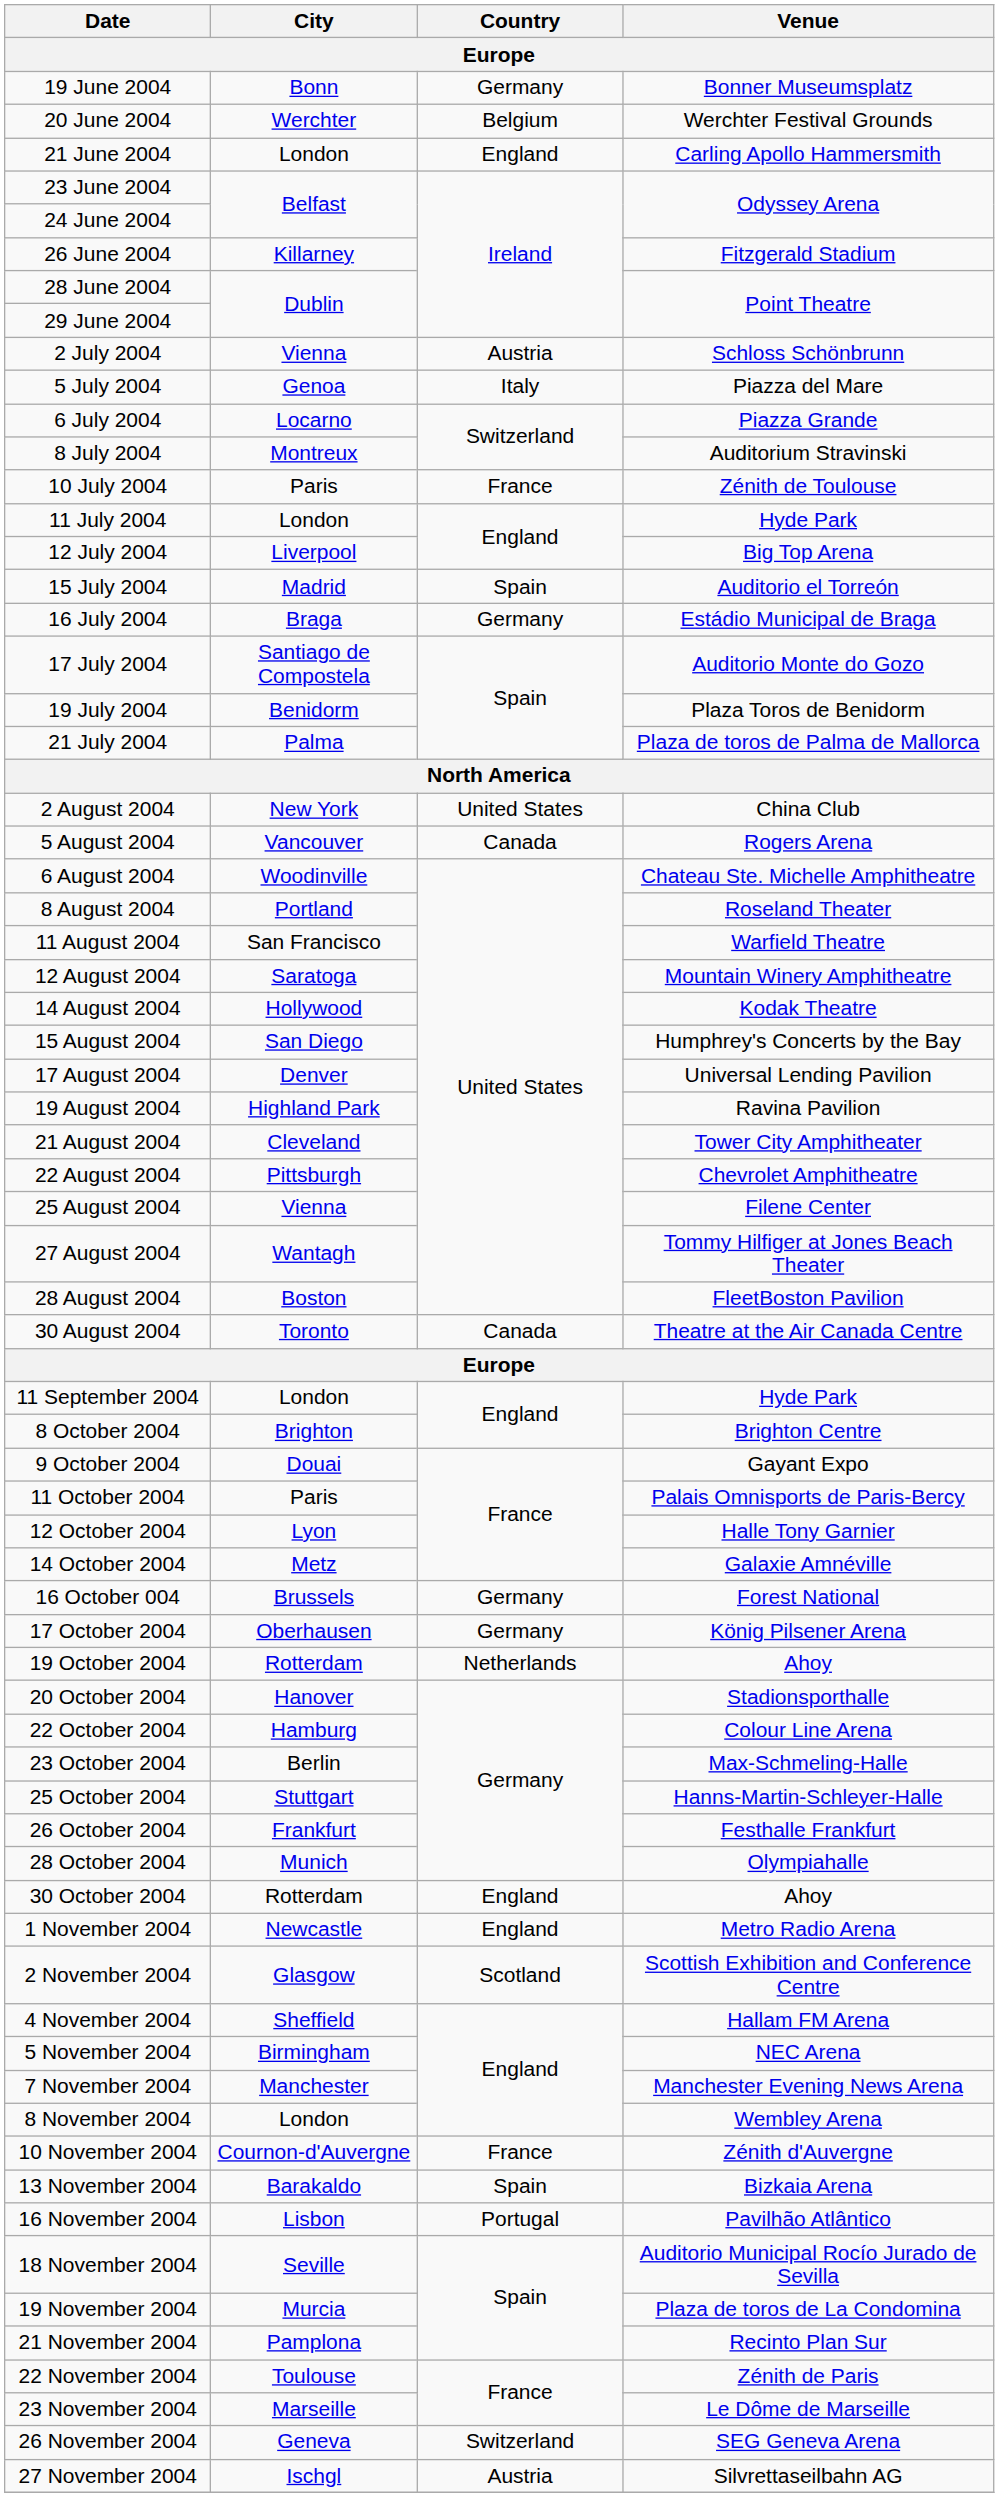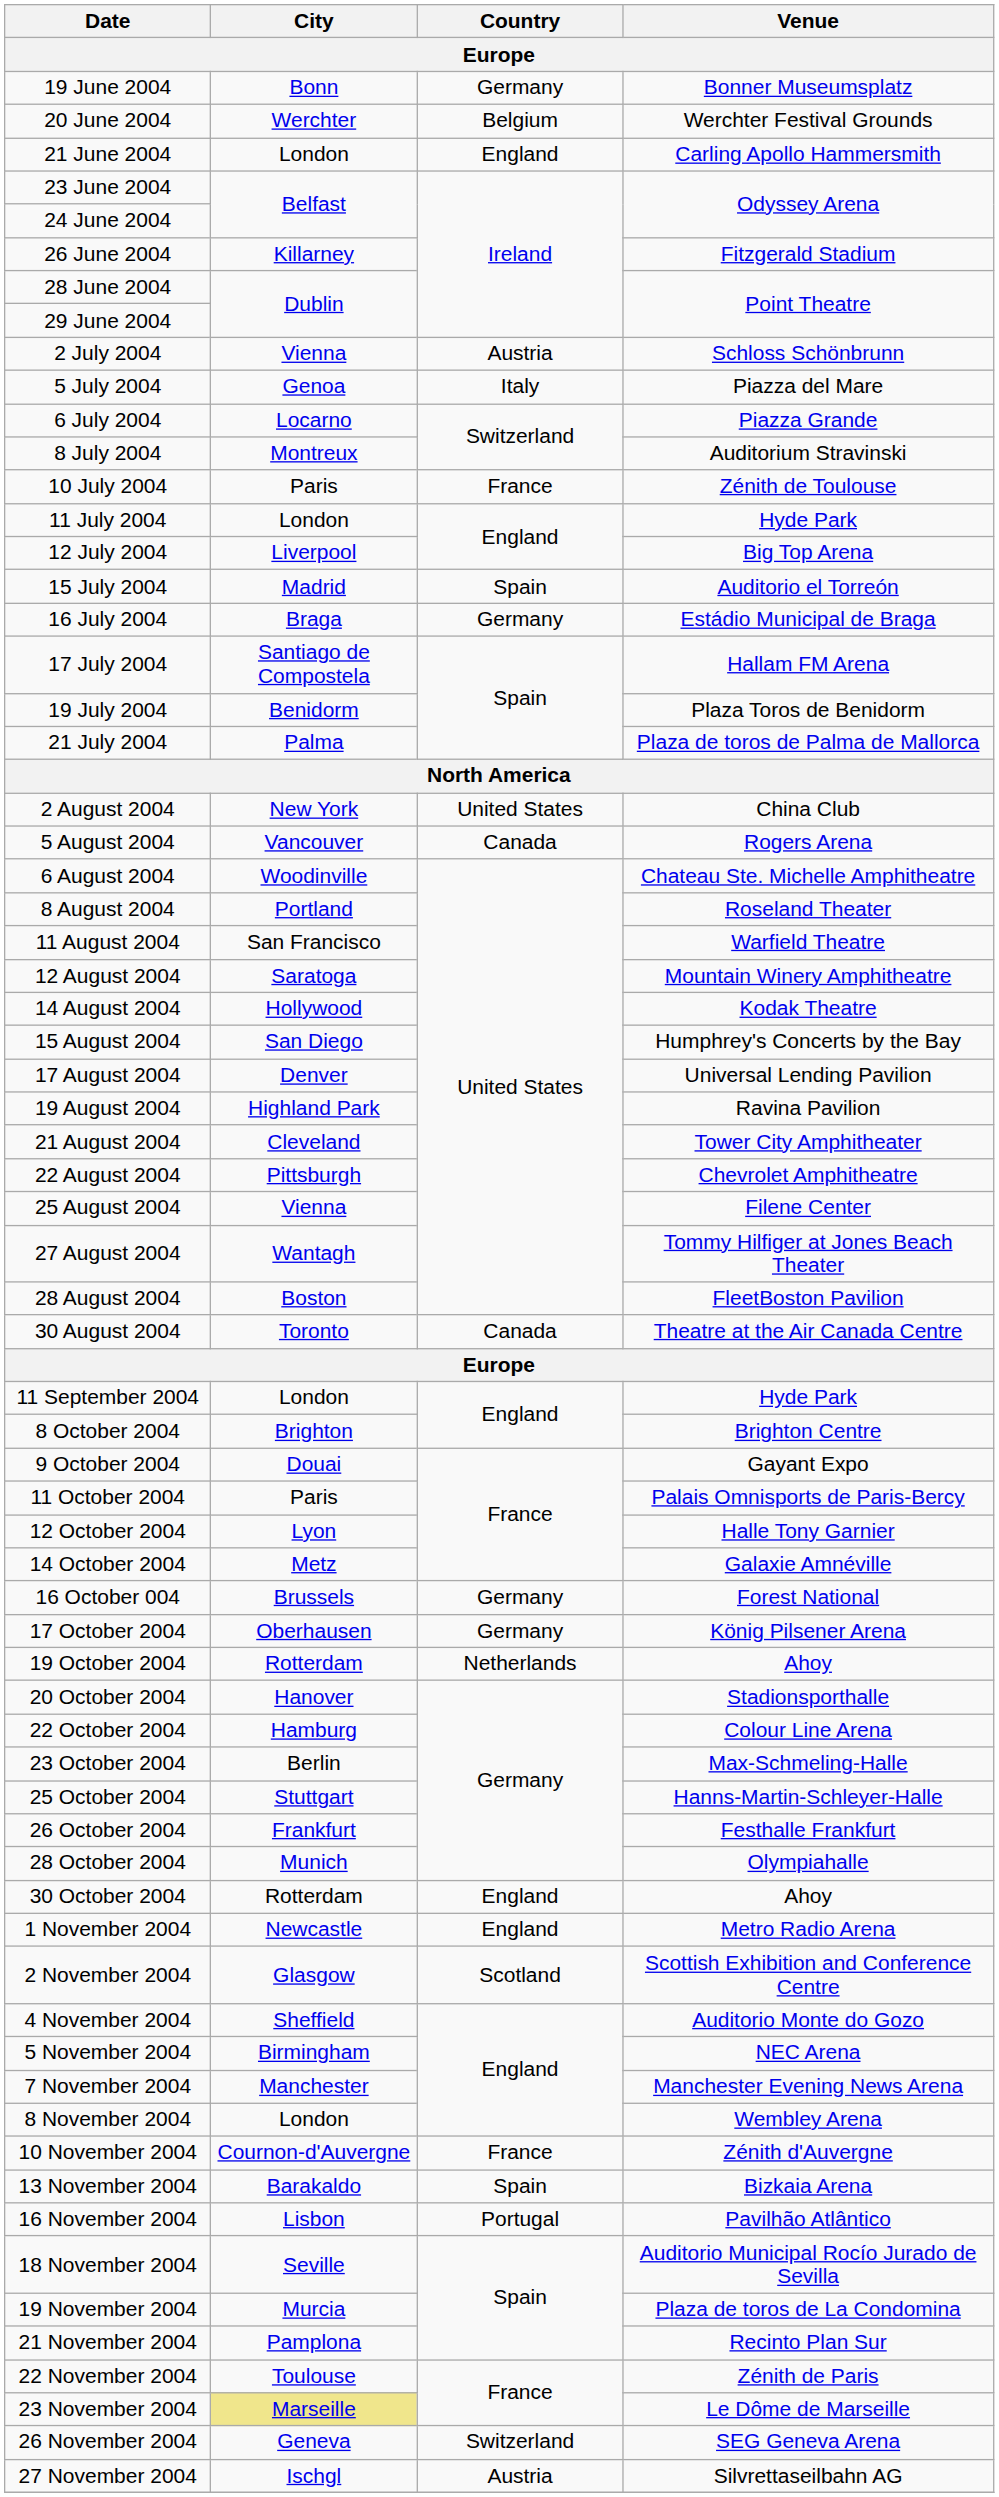(808, 664) Auditorio Monte do Gozo -> (808, 664) Hallam FM Arena
(808, 2019) Hallam FM Arena -> (808, 2019) Auditorio Monte do Gozo
(314, 2409) no background -> (314, 2409) khaki background
